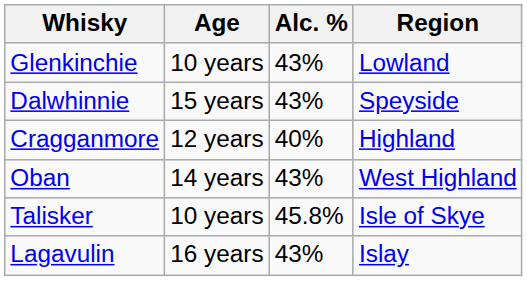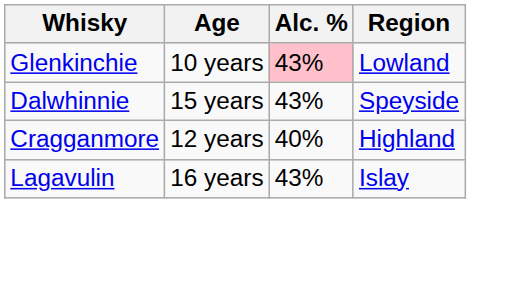(299, 62) no background -> (299, 62) pink background
- row: (40, 178)
- row: (52, 216)
